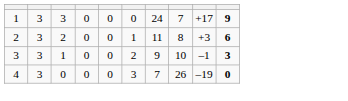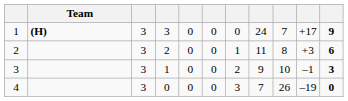+ column: (80, 13)
